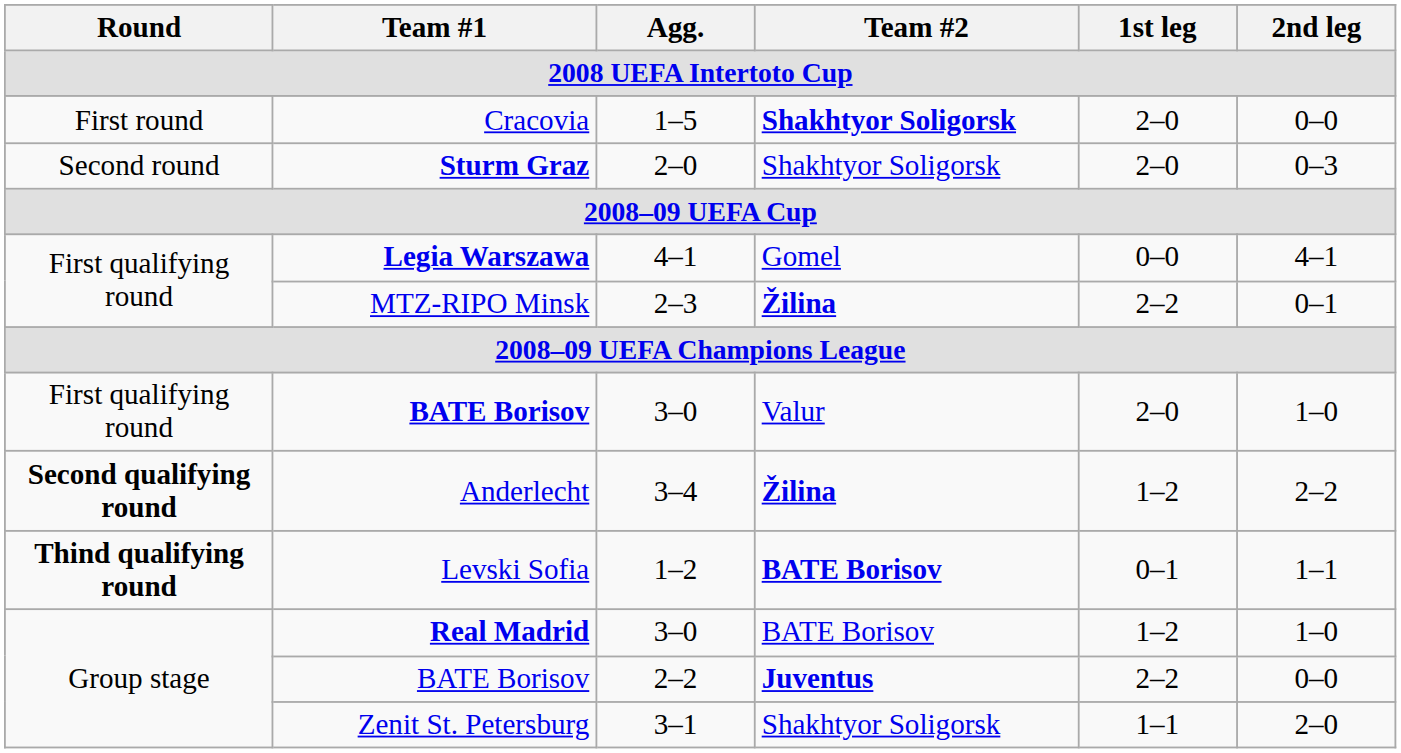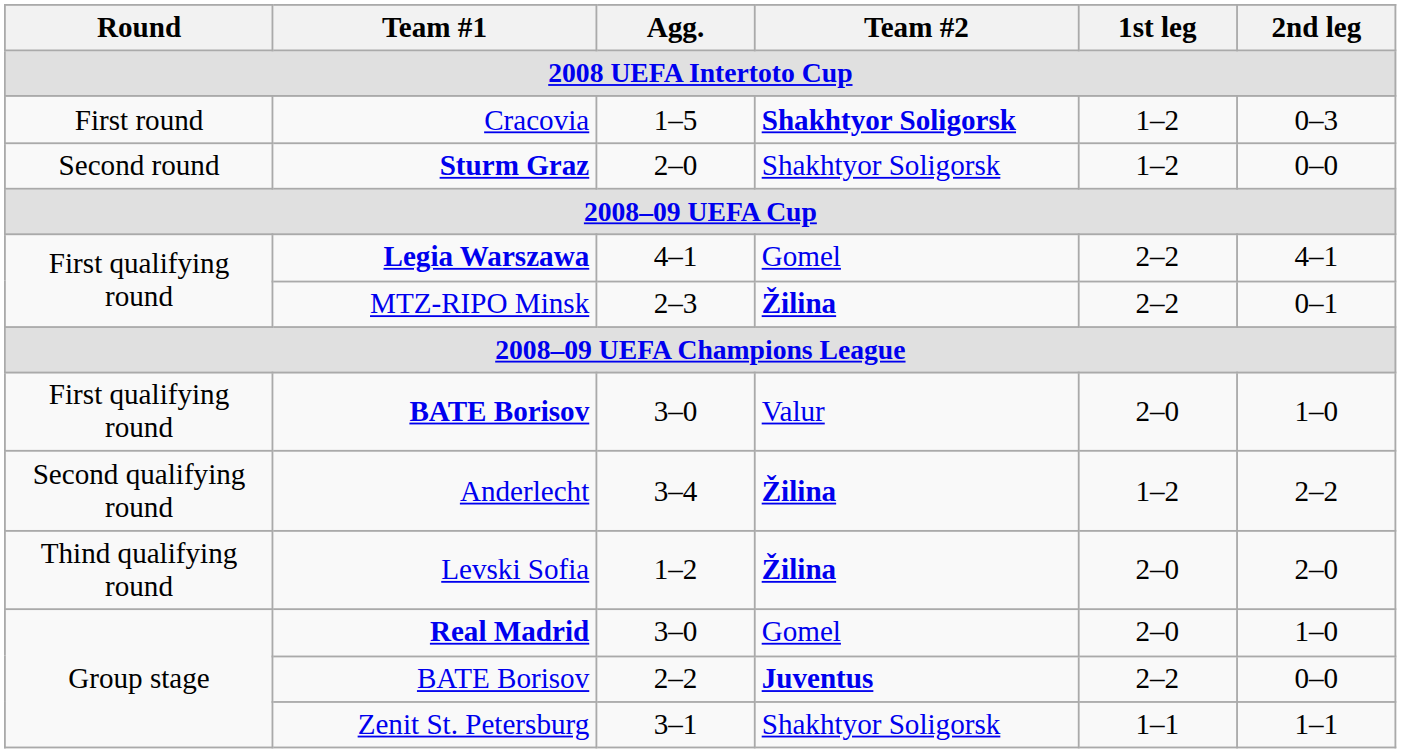(1157, 119) 2–0 -> (1157, 119) 1–2
(1316, 119) 0–0 -> (1316, 119) 0–3
(1157, 165) 2–0 -> (1157, 165) 1–2
(1316, 165) 0–3 -> (1316, 165) 0–0
(1157, 257) 0–0 -> (1157, 257) 2–2
(139, 490) bold -> (139, 490) normal
(139, 569) bold -> (139, 569) normal
(852, 569) BATE Borisov -> (799, 569) Žilina
(1157, 569) 0–1 -> (1157, 569) 2–0
(1316, 569) 1–1 -> (1316, 569) 2–0
(848, 632) BATE Borisov -> (801, 632) Gomel
(1157, 632) 1–2 -> (1157, 632) 2–0
(1316, 724) 2–0 -> (1316, 724) 1–1
